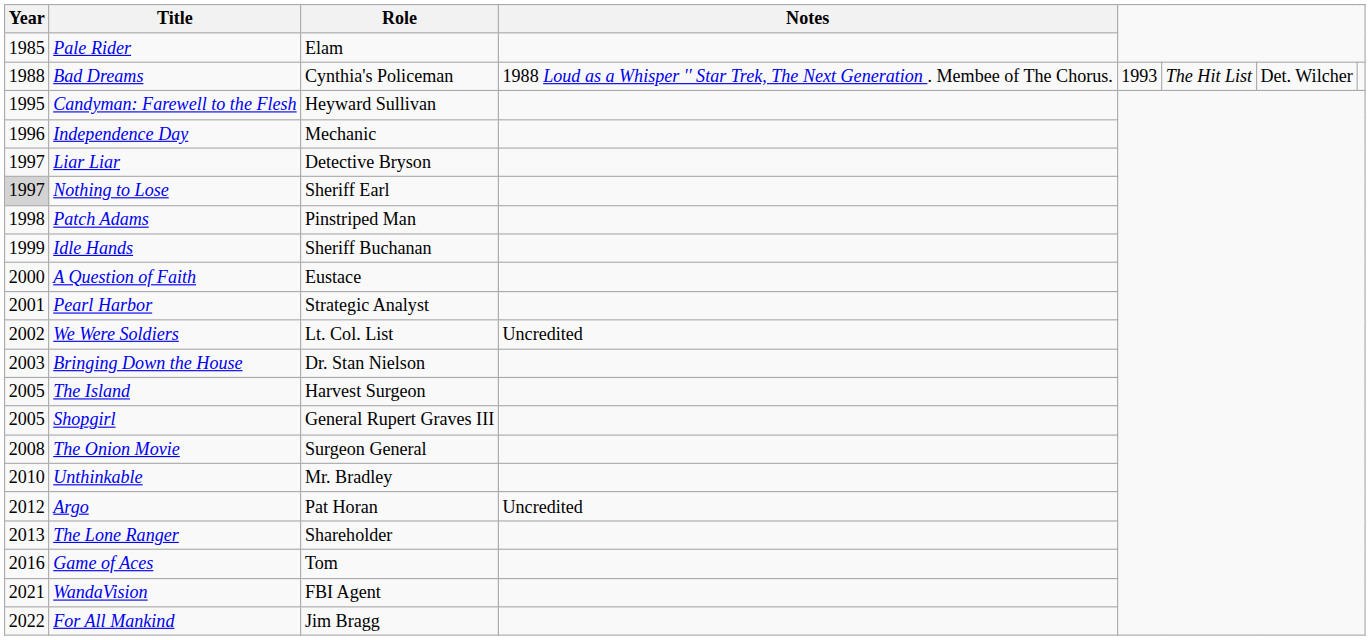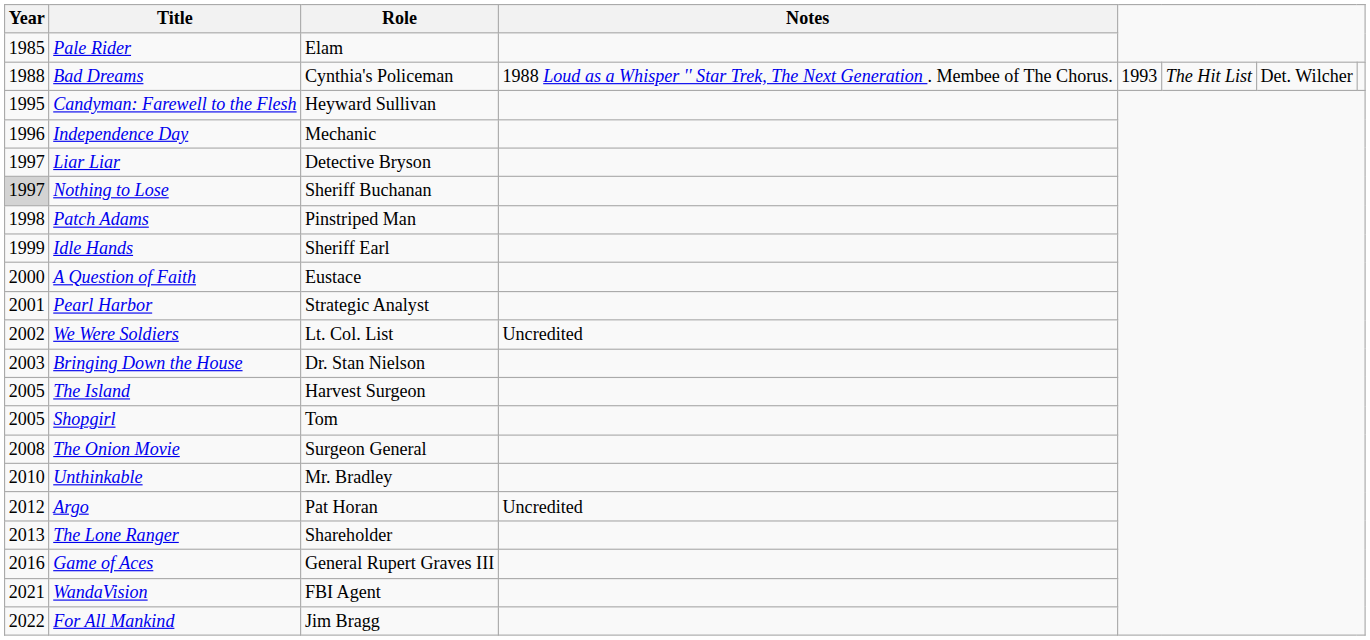(347, 190) Sheriff Earl -> (368, 190) Sheriff Buchanan
(368, 248) Sheriff Buchanan -> (347, 248) Sheriff Earl
(400, 420) General Rupert Graves III -> (321, 420) Tom
(321, 563) Tom -> (400, 563) General Rupert Graves III
